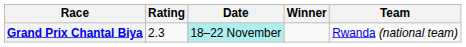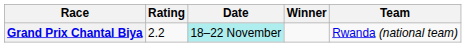(156, 32) 2.3 -> (156, 32) 2.2
